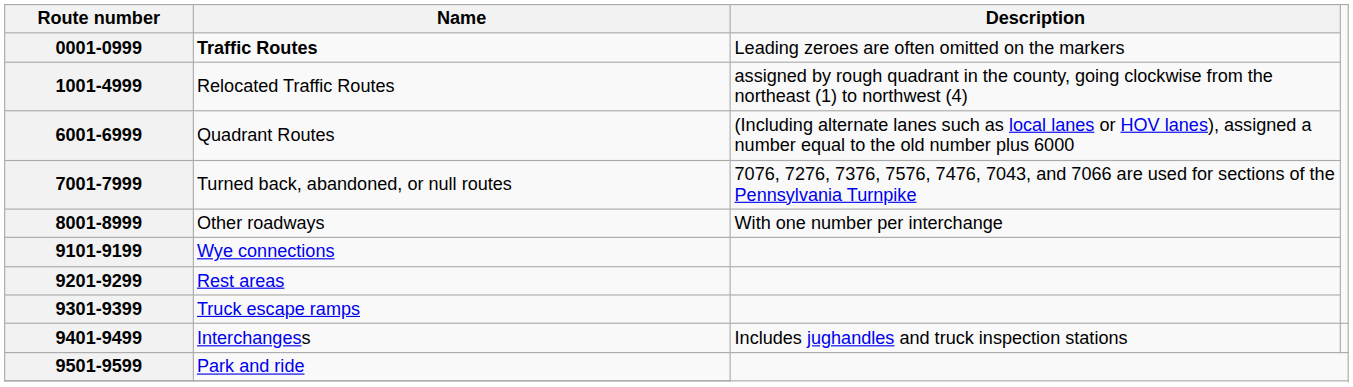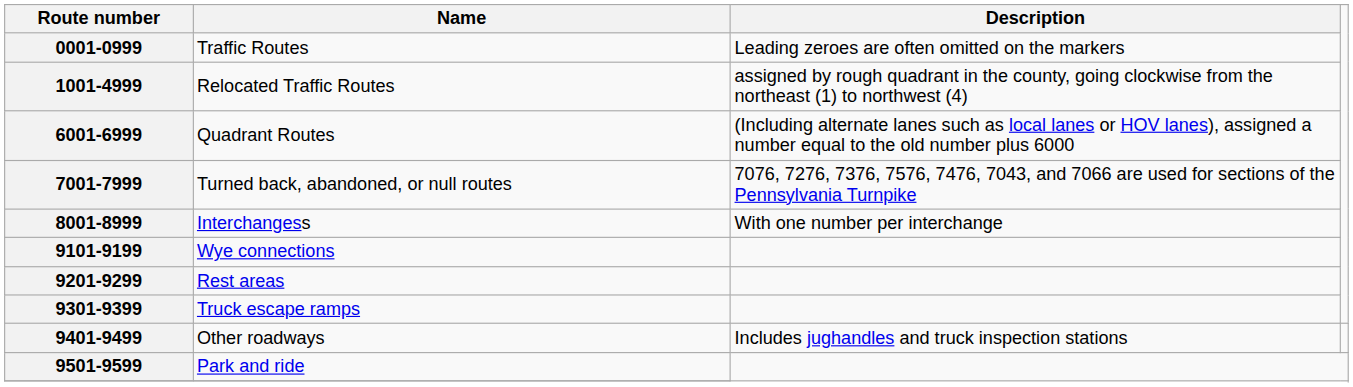(257, 47) bold -> (253, 47) normal
(261, 223) Other roadways -> (254, 223) Interchangess
(254, 337) Interchangess -> (261, 337) Other roadways
